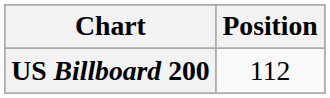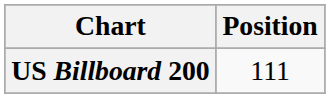(270, 70) 112 -> (270, 70) 111
